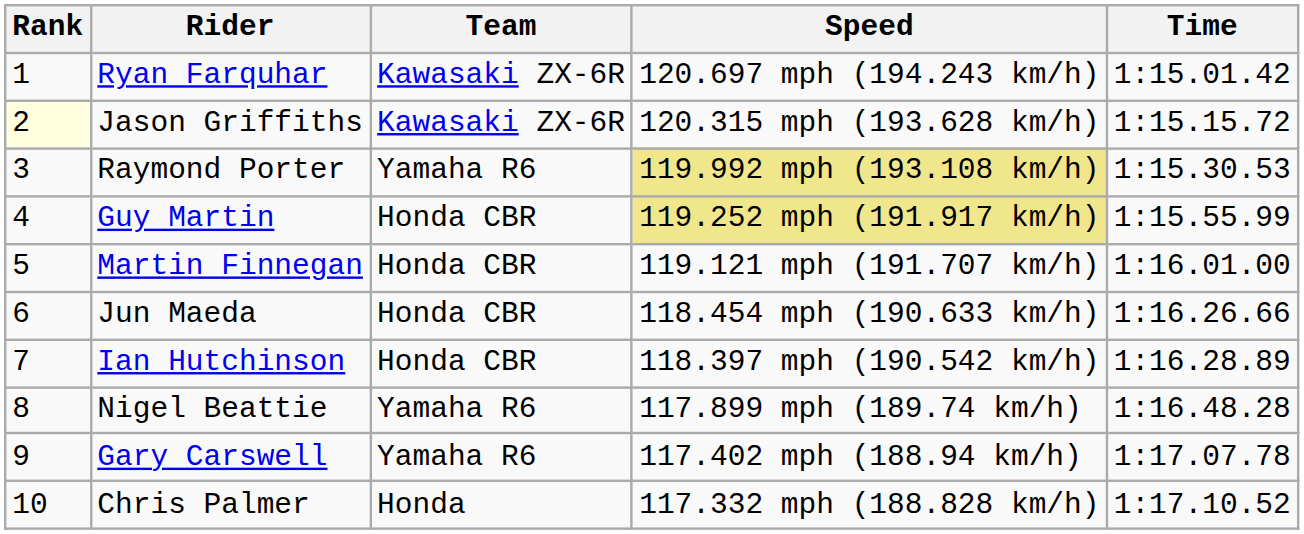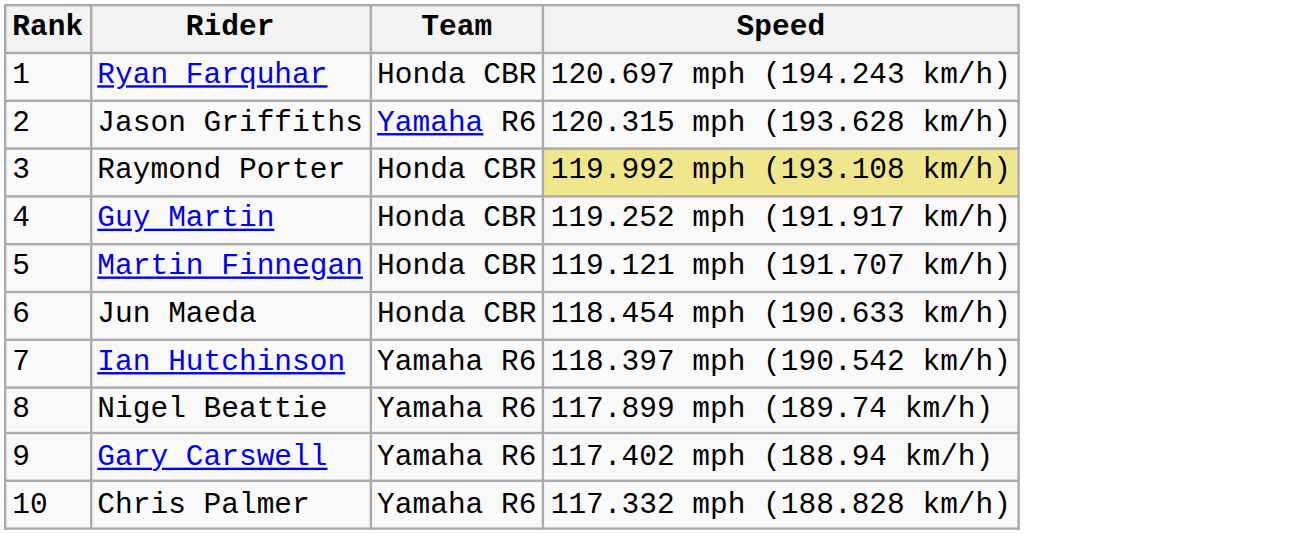- column: (1202, 29)
(501, 77) Kawasaki ZX-6R -> (457, 77) Honda CBR
(21, 125) lightyellow background -> (21, 125) no background
(501, 125) Kawasaki ZX-6R -> (457, 125) Yamaha R6
(457, 172) Yamaha R6 -> (457, 172) Honda CBR
(869, 220) khaki background -> (781, 220) no background
(457, 363) Honda CBR -> (457, 363) Yamaha R6
(421, 506) Honda -> (457, 506) Yamaha R6
